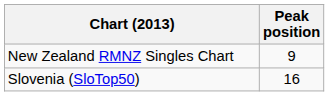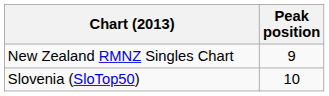(292, 79) 16 -> (292, 79) 10
